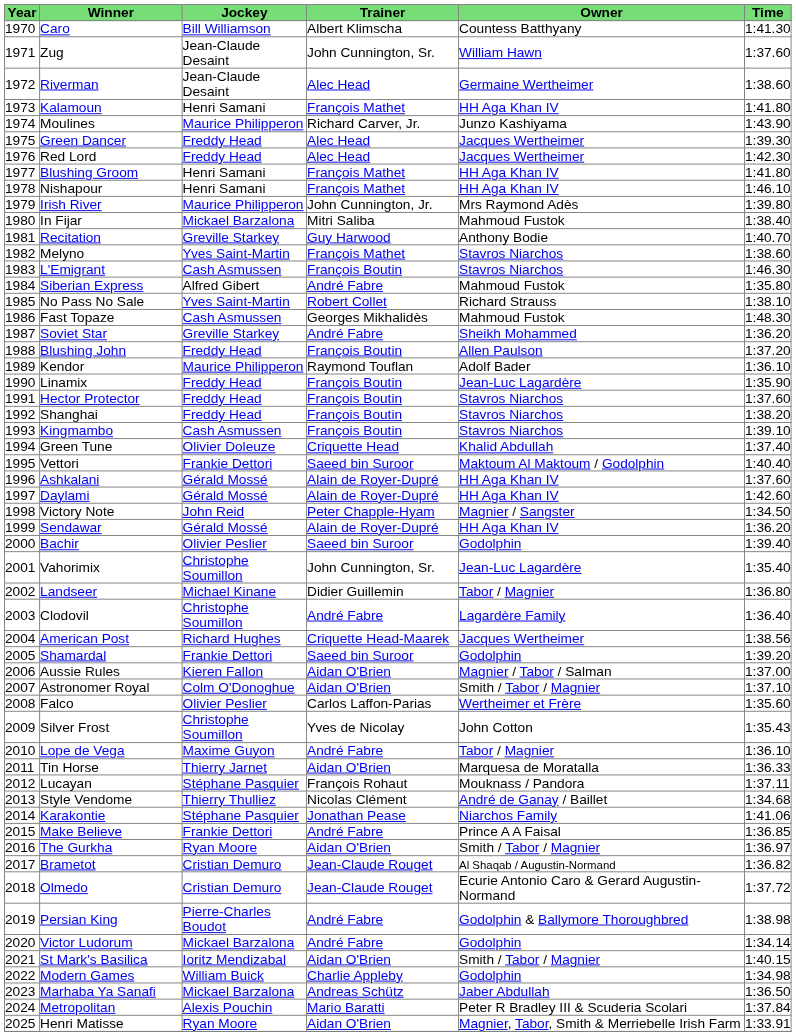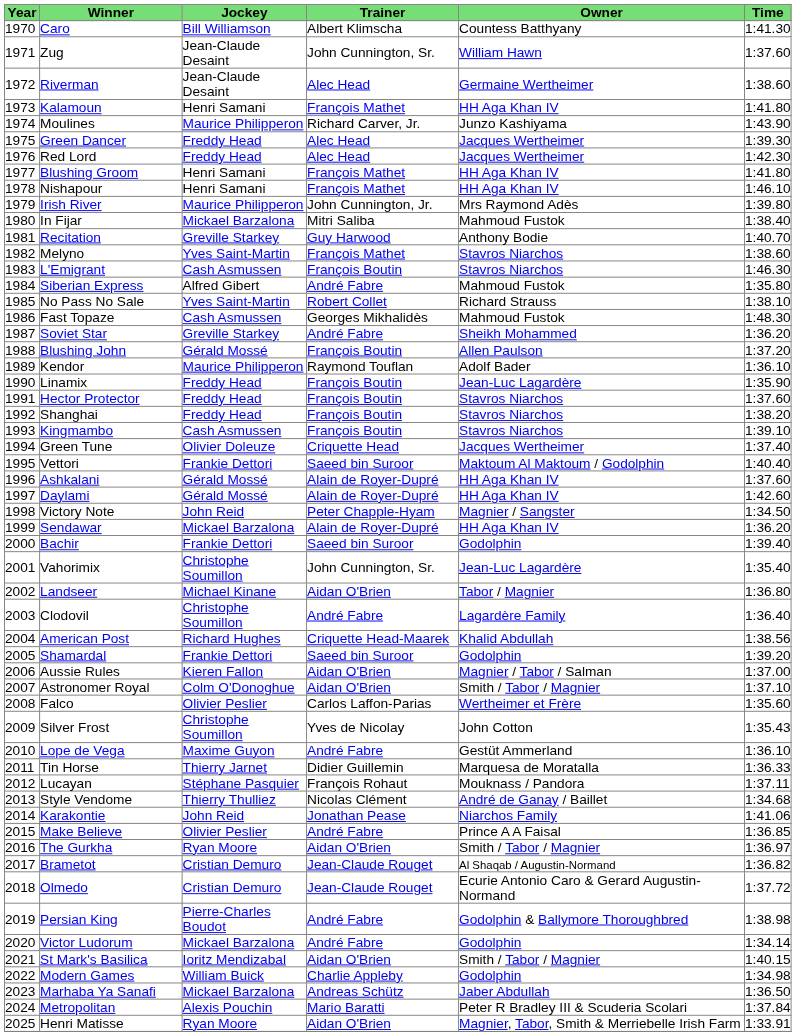(222, 350) Freddy Head -> (225, 350) Gérald Mossé
(506, 447) Khalid Abdullah -> (522, 447) Jacques Wertheimer
(225, 527) Gérald Mossé -> (238, 527) Mickael Barzalona
(225, 544) Olivier Peslier -> (227, 544) Frankie Dettori
(355, 591) Didier Guillemin -> (349, 591) Aidan O'Brien
(522, 639) Jacques Wertheimer -> (506, 639) Khalid Abdullah
(507, 751) Tabor / Magnier -> (516, 751) Gestüt Ammerland
(349, 767) Aidan O'Brien -> (355, 767) Didier Guillemin
(241, 815) Stéphane Pasquier -> (213, 815) John Reid
(227, 831) Frankie Dettori -> (225, 831) Olivier Peslier
